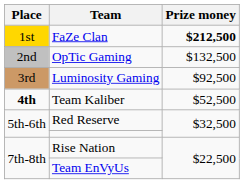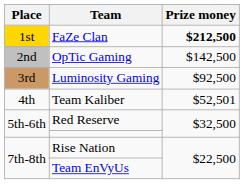(211, 57) $132,500 -> (211, 57) $142,500
(27, 99) bold -> (27, 99) normal
(214, 99) $52,500 -> (214, 99) $52,501
